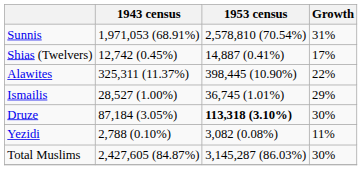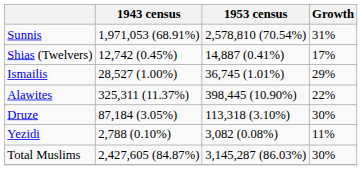rows swapped: (30, 74) <-> (27, 94)
(249, 114) bold -> (248, 114) normal
